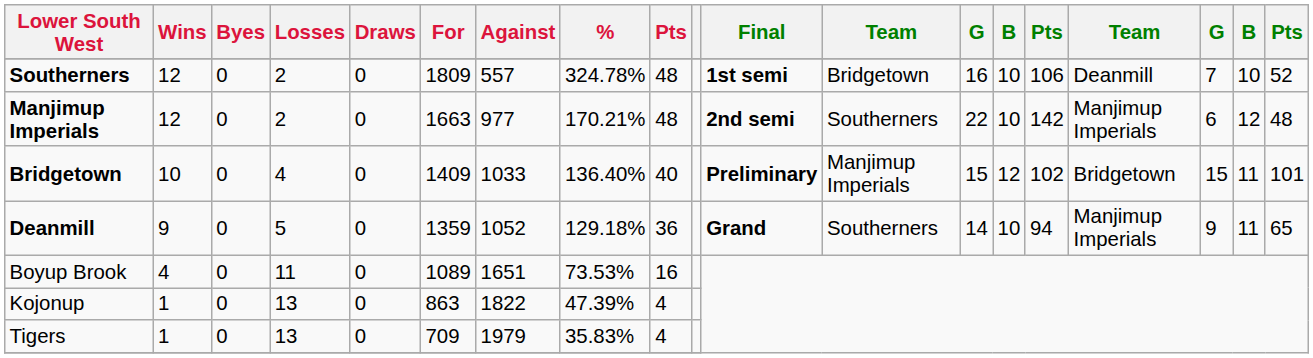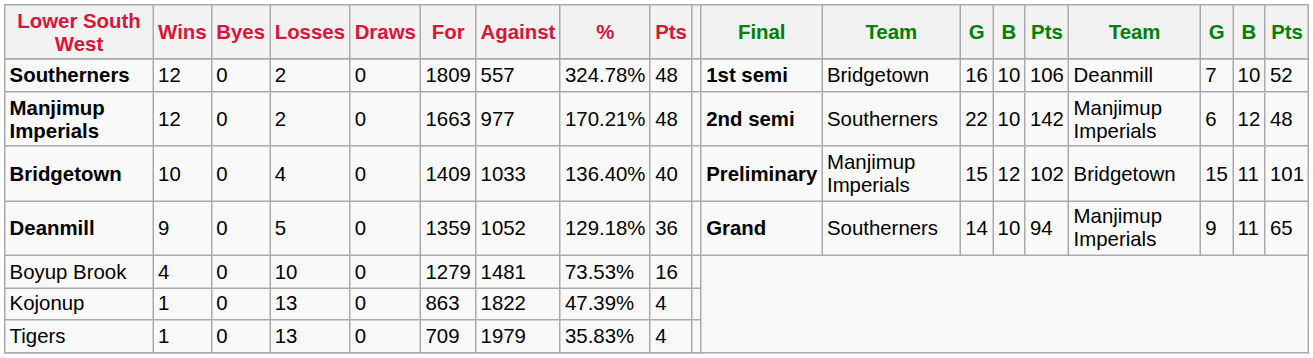(285, 271) 11 -> (286, 271) 10
(448, 271) 1089 -> (448, 271) 1279
(503, 271) 1651 -> (503, 271) 1481
